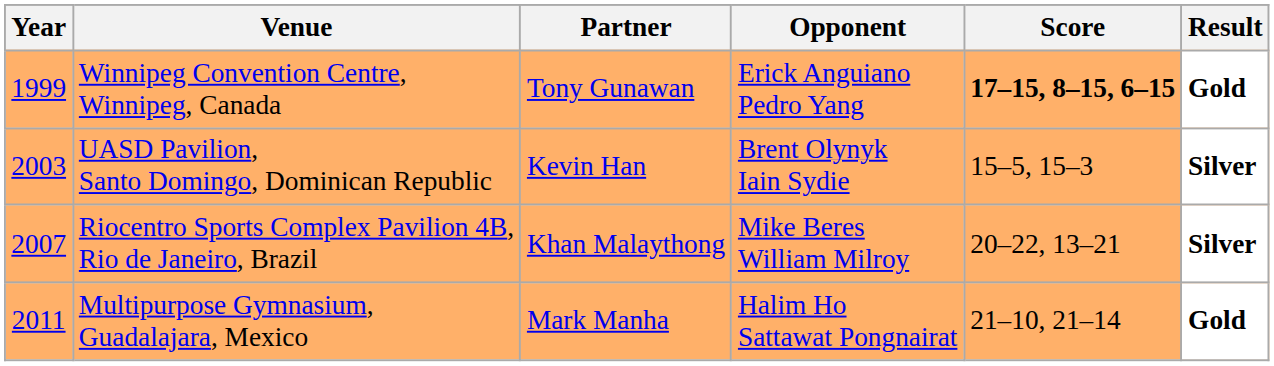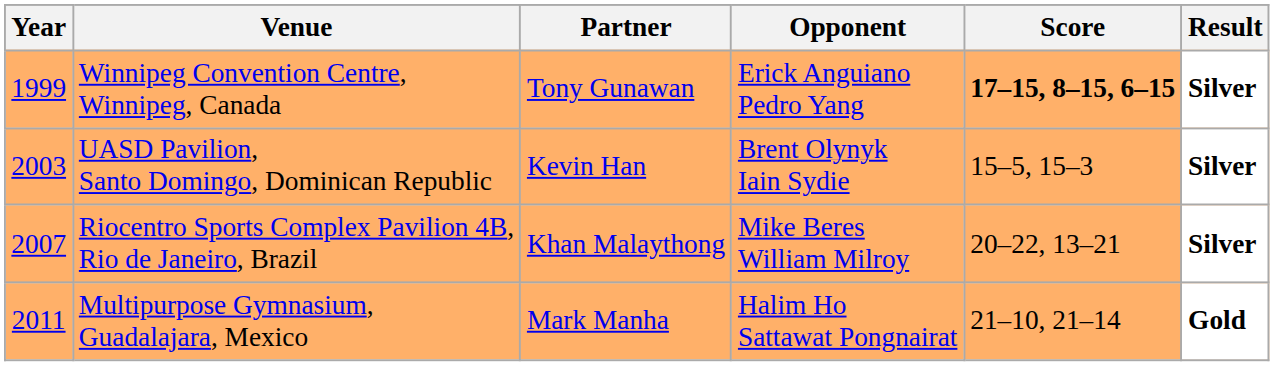(1217, 88) Gold -> (1222, 88) Silver
